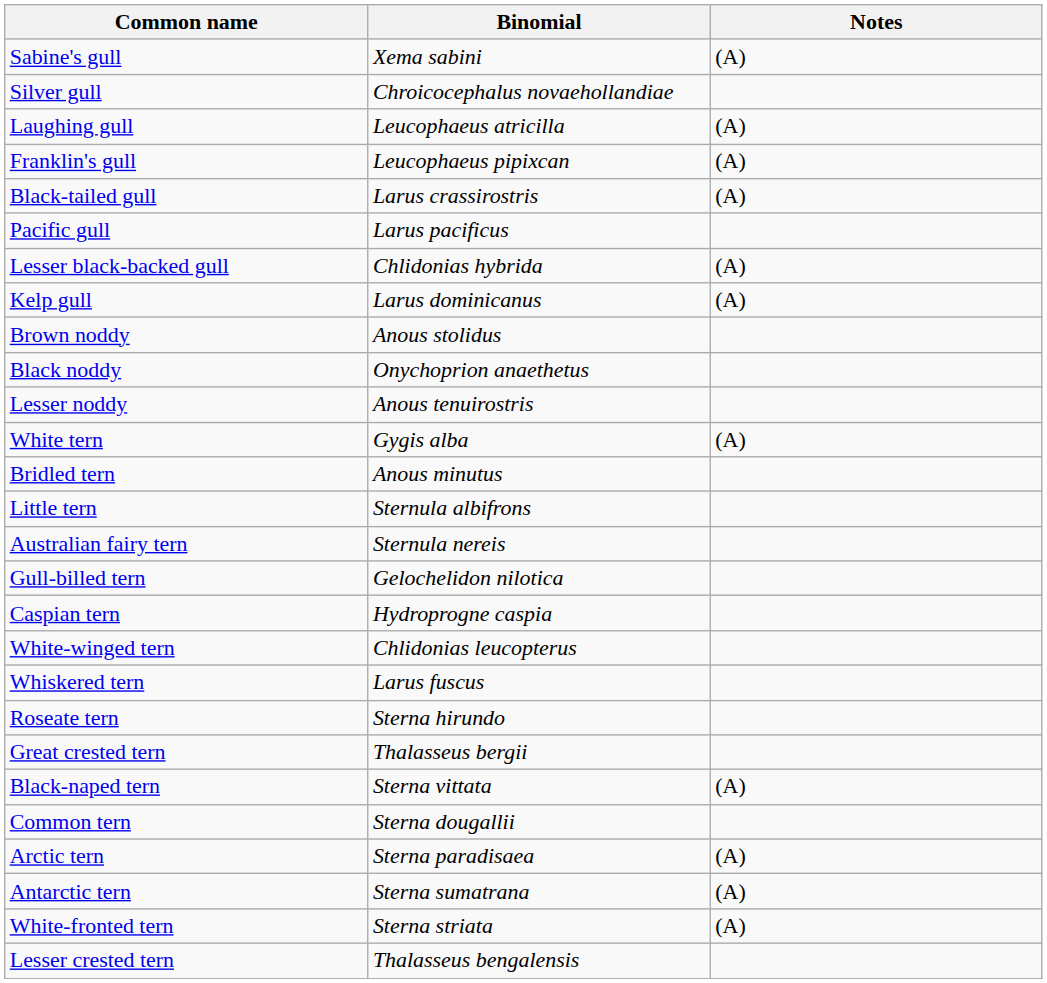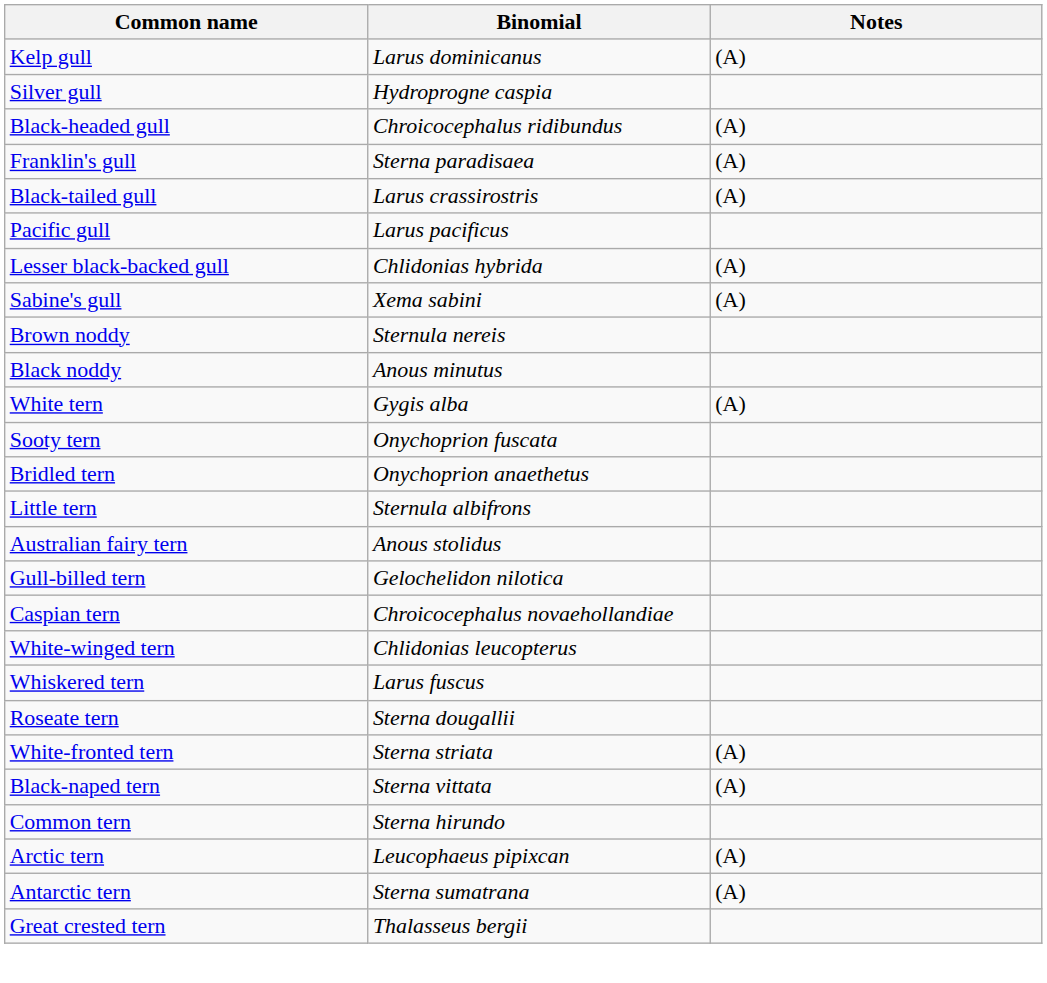rows swapped: (66, 56) <-> (51, 299)
(523, 91) Chroicocephalus novaehollandiae -> (462, 91) Hydroprogne caspia
+ row: (90, 126)
- row: (72, 126)
(471, 160) Leucophaeus pipixcan -> (454, 160) Sterna paradisaea
(437, 334) Anous stolidus -> (439, 334) Sternula nereis
(481, 369) Onychoprion anaethetus -> (438, 369) Anous minutus
- row: (68, 404)
+ row: (55, 439)
(438, 473) Anous minutus -> (481, 473) Onychoprion anaethetus
(439, 543) Sternula nereis -> (437, 543) Anous stolidus
(462, 612) Hydroprogne caspia -> (523, 612) Chroicocephalus novaehollandiae
(439, 717) Sterna hirundo -> (444, 717) Sterna dougallii
rows swapped: (92, 925) <-> (88, 751)
(444, 821) Sterna dougallii -> (439, 821) Sterna hirundo
(454, 856) Sterna paradisaea -> (471, 856) Leucophaeus pipixcan
- row: (92, 960)
